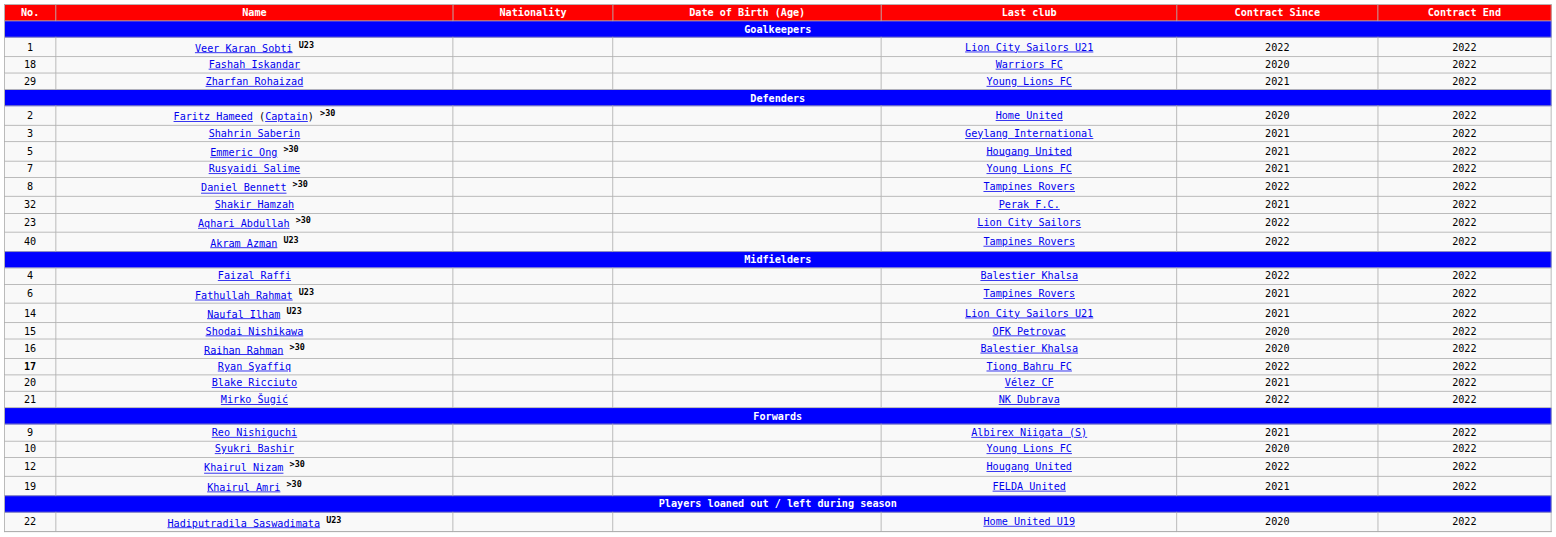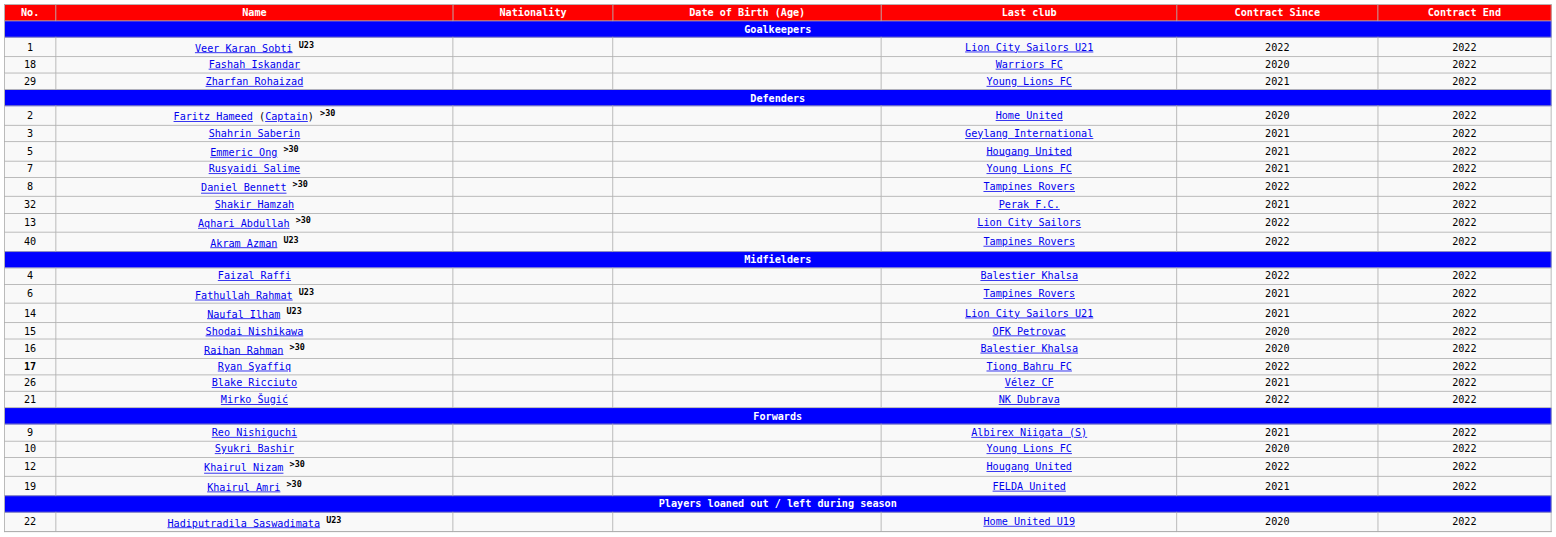(30, 223) 23 -> (30, 223) 13
(30, 383) 20 -> (30, 383) 26
